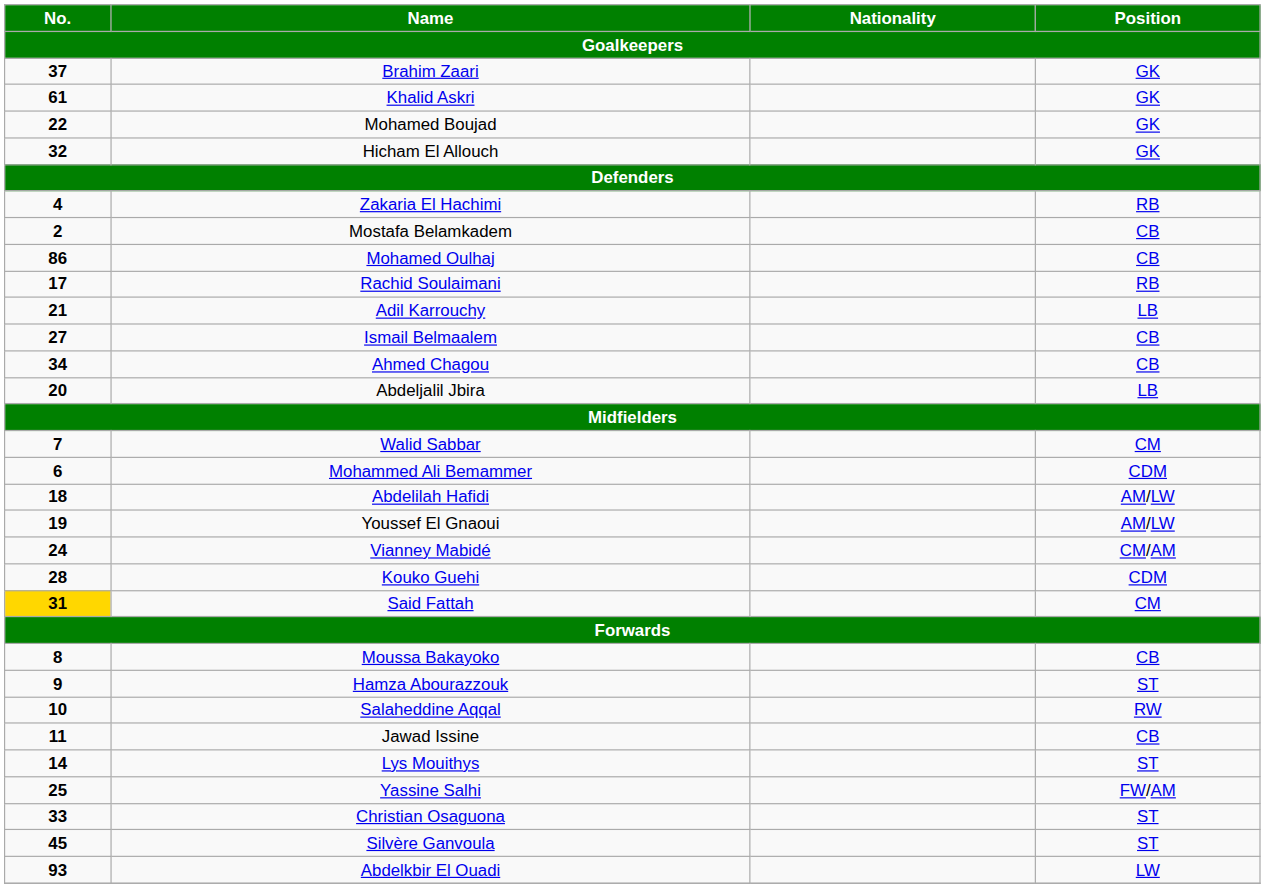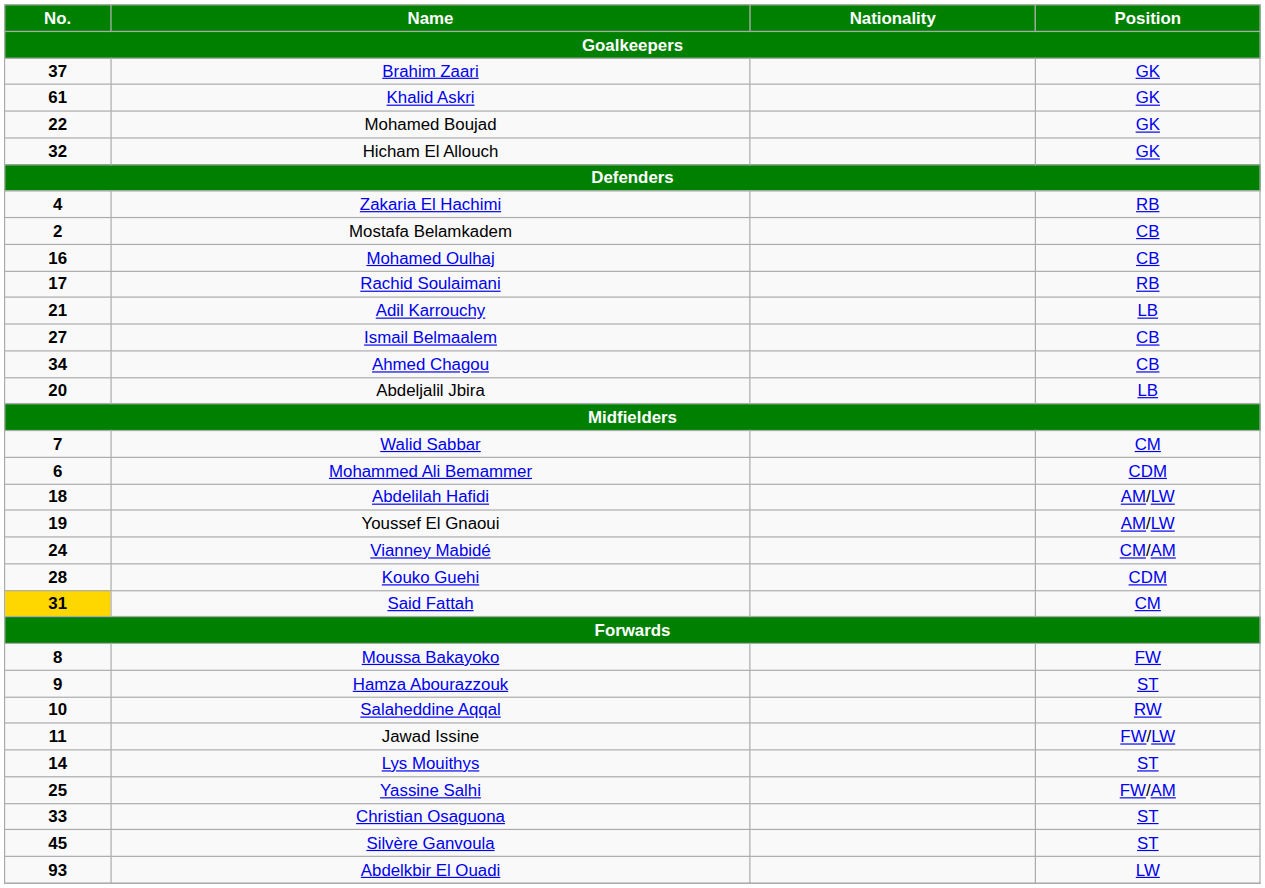(58, 258) 86 -> (58, 258) 16
(1148, 657) CB -> (1148, 657) FW
(1148, 737) CB -> (1148, 737) FW/LW
